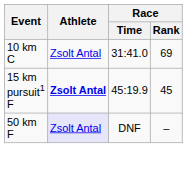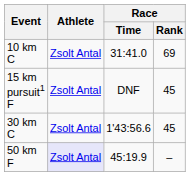(78, 91) bold -> (76, 91) normal
(129, 91) 45:19.9 -> (129, 91) DNF
+ row: (22, 128)
(129, 128) DNF -> (129, 157) 45:19.9
